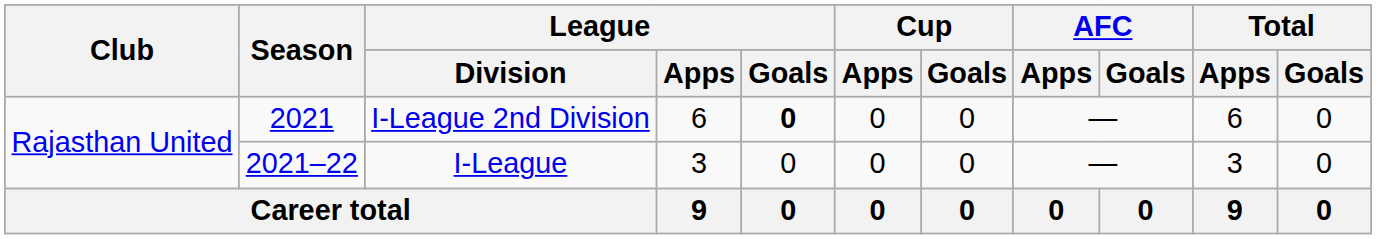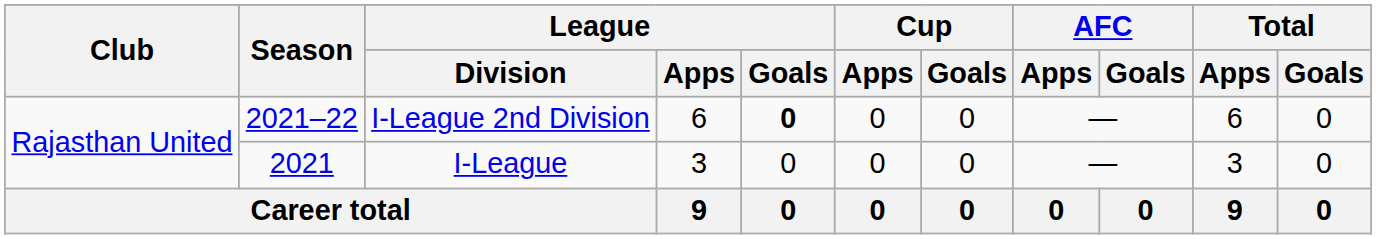(302, 118) 2021 -> (302, 118) 2021–22
(302, 164) 2021–22 -> (302, 164) 2021
